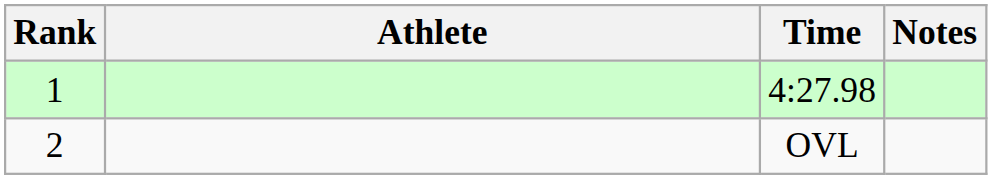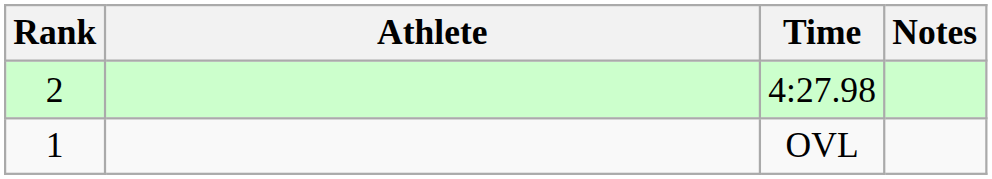(55, 88) 1 -> (55, 88) 2
(55, 145) 2 -> (55, 145) 1
